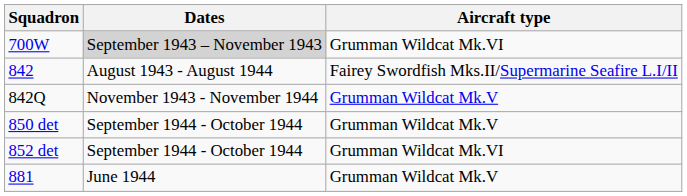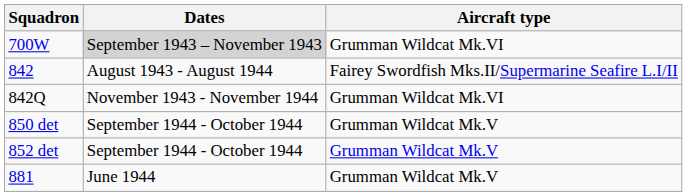(414, 97) Grumman Wildcat Mk.V -> (417, 97) Grumman Wildcat Mk.VI
(417, 151) Grumman Wildcat Mk.VI -> (414, 151) Grumman Wildcat Mk.V
